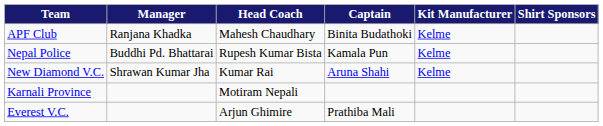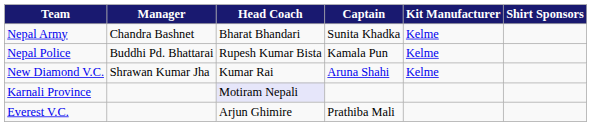- row: (32, 33)
+ row: (38, 33)
(259, 92) no background -> (259, 92) lavender background
